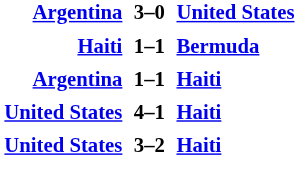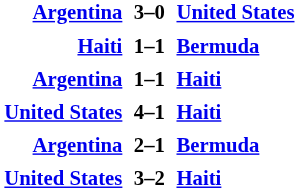+ row: (77, 145)
